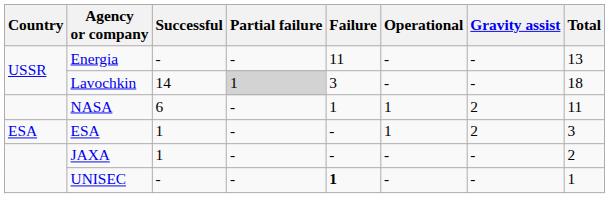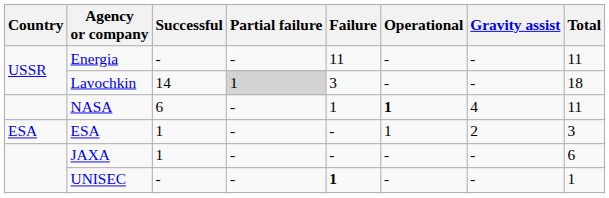(575, 58) 13 -> (575, 58) 11
(388, 107) normal -> (388, 107) bold
(474, 107) 2 -> (474, 107) 4
(571, 155) 2 -> (571, 155) 6
